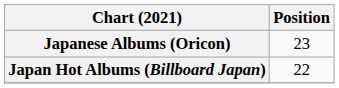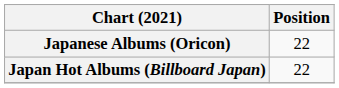(302, 43) 23 -> (302, 43) 22
